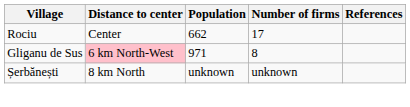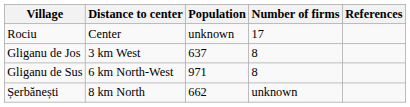(198, 33) 662 -> (211, 33) unknown
+ row: (44, 53)
(131, 53) pink background -> (131, 72) no background
(211, 72) unknown -> (198, 92) 662
